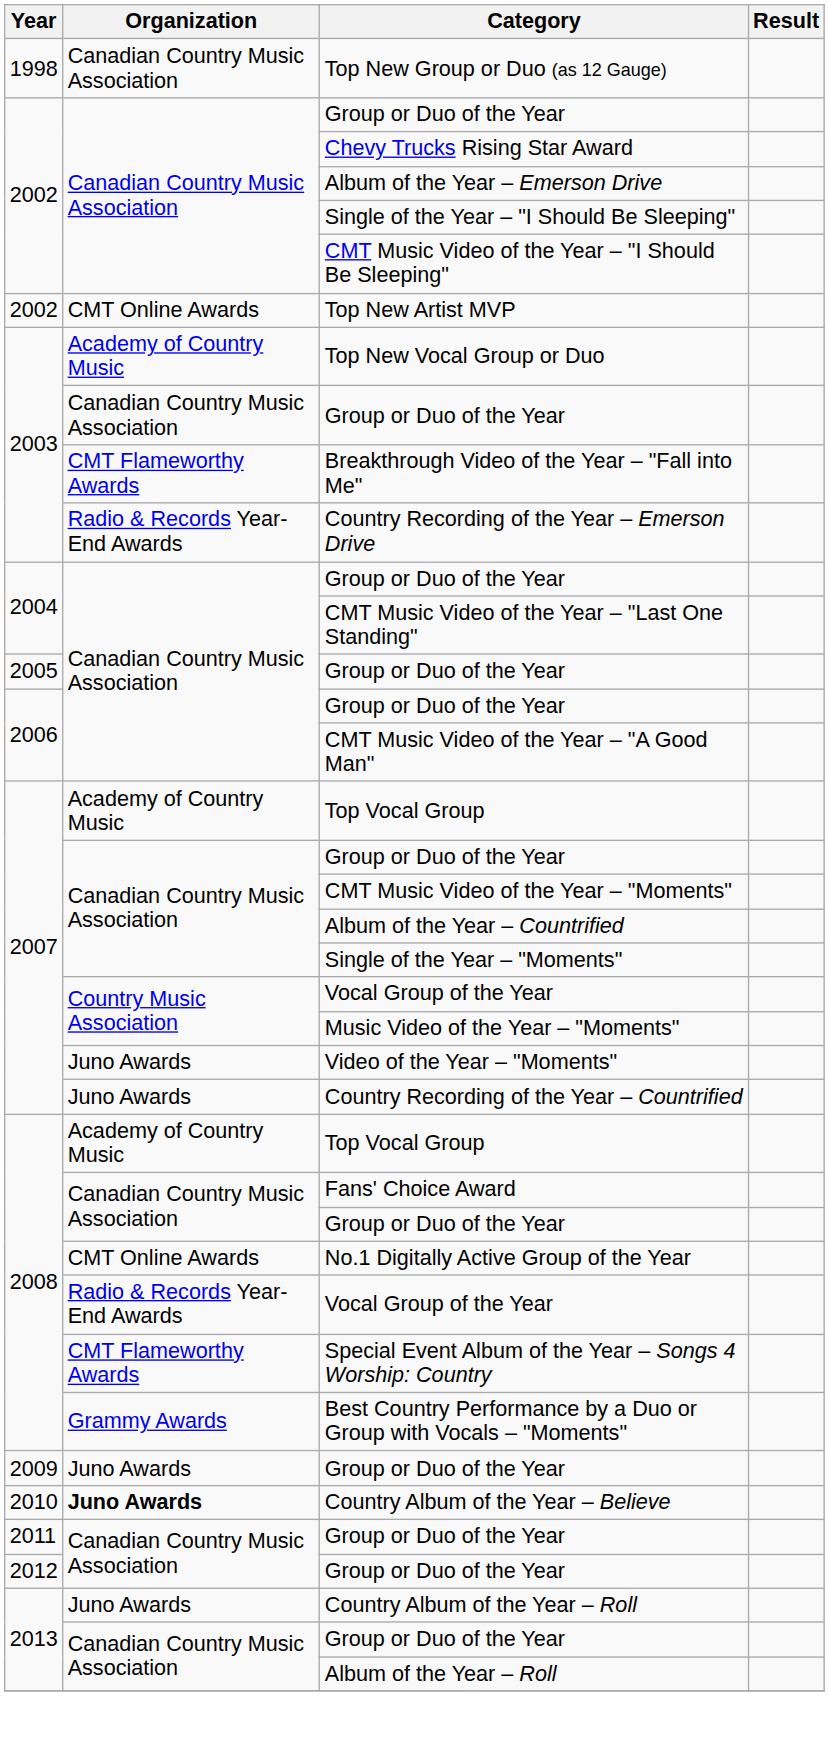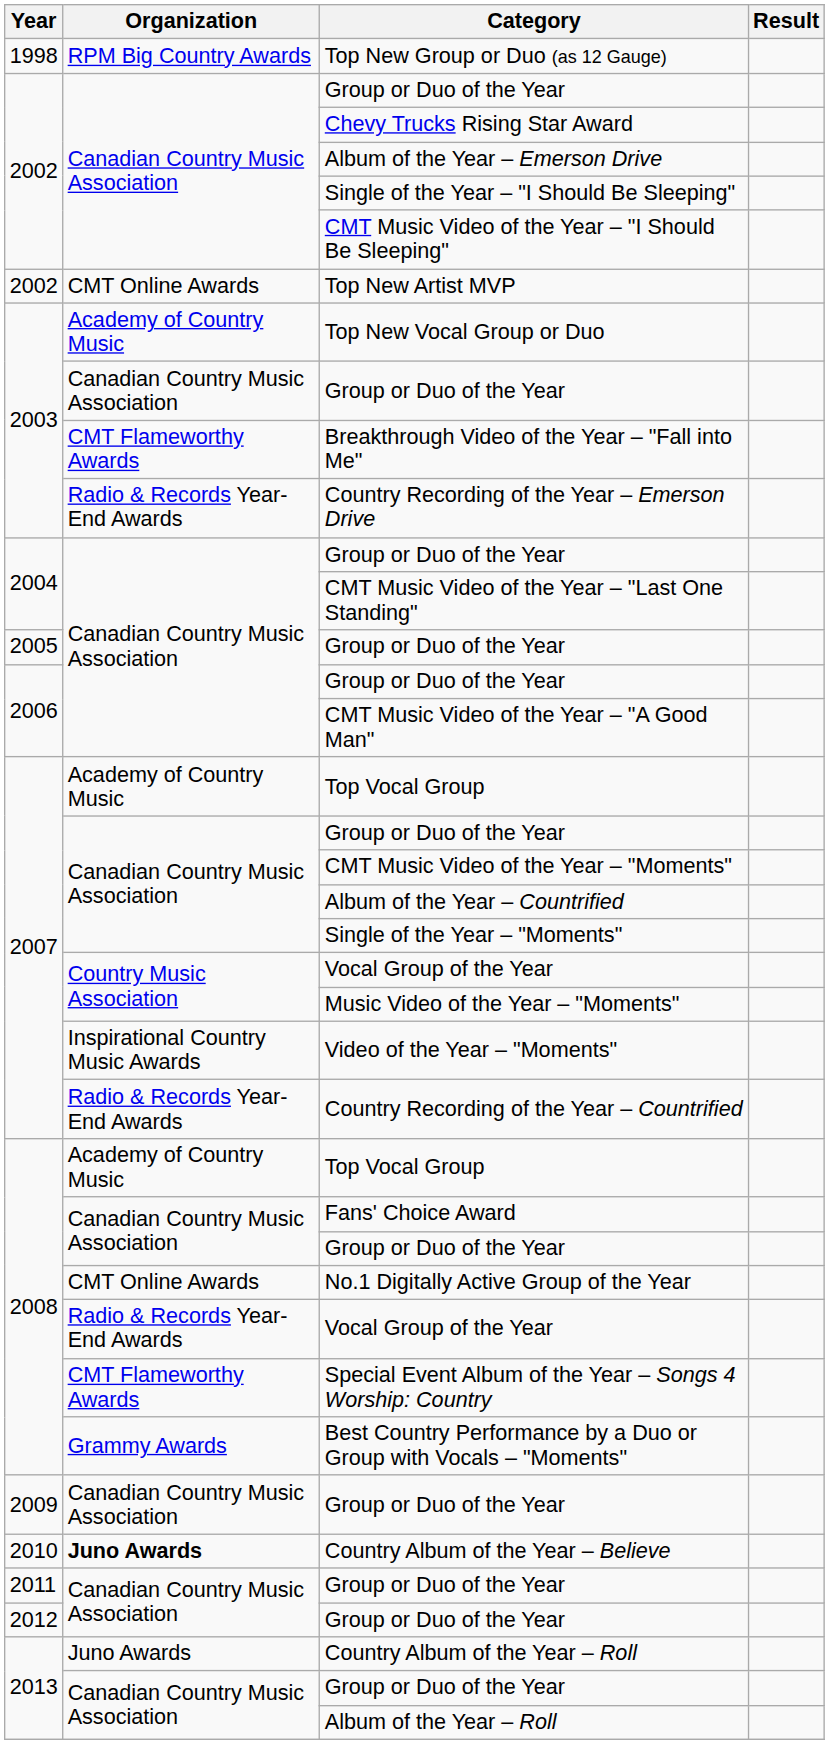(186, 68) Canadian Country Music Association -> (189, 55) RPM Big Country Awards
(129, 1062) Juno Awards -> (167, 1050) Inspirational Country Music Awards
(129, 1096) Juno Awards -> (178, 1108) Radio & Records Year-End Awards
(129, 1467) Juno Awards -> (186, 1504) Canadian Country Music Association
